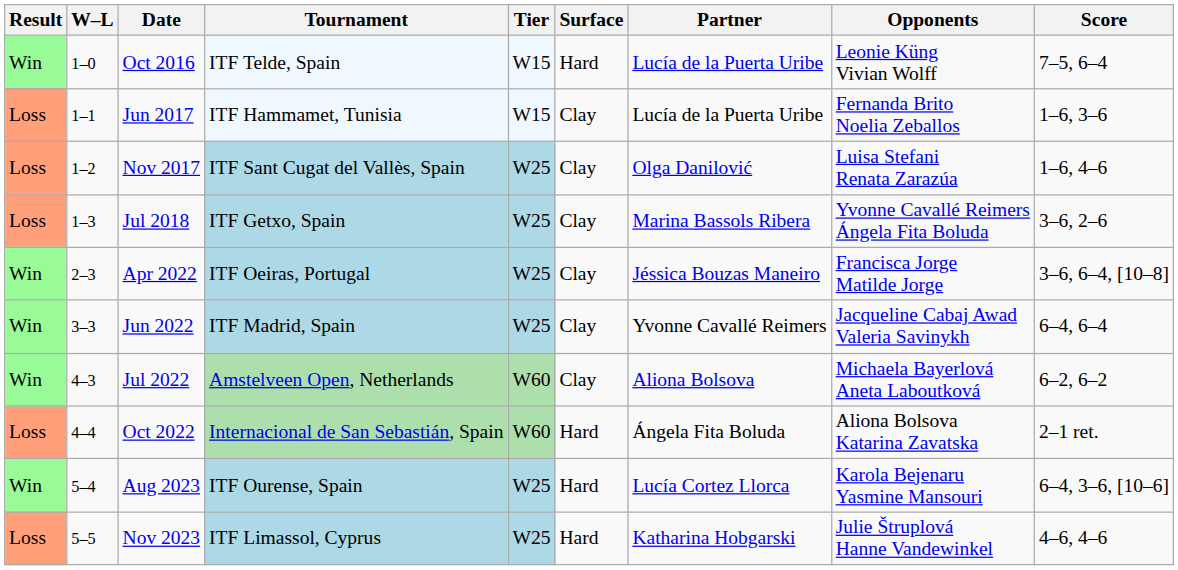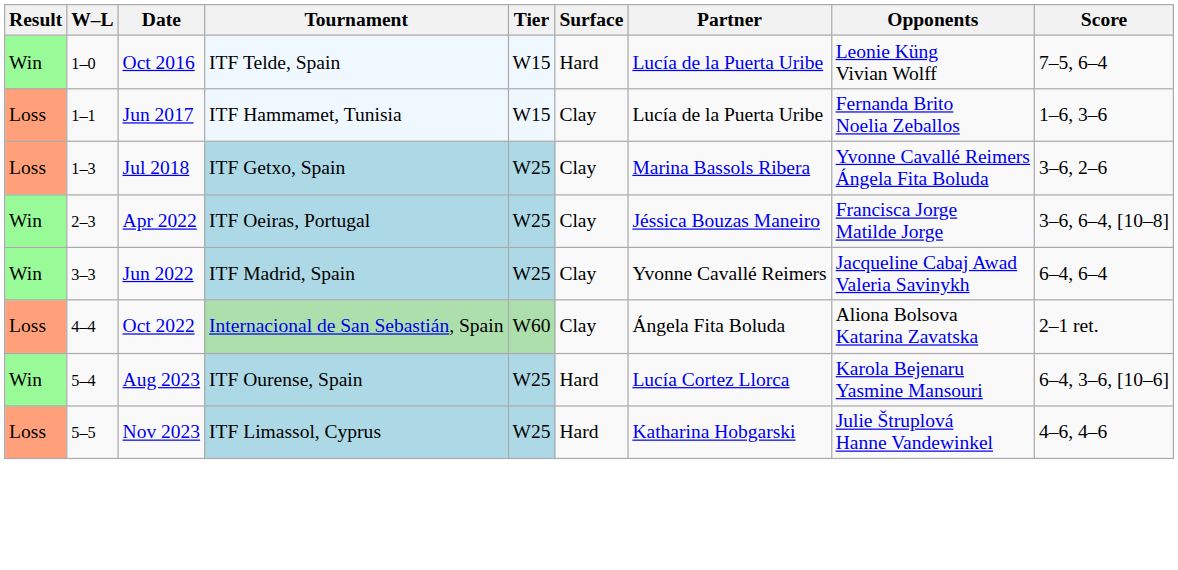- row: (161, 167)
- row: (156, 379)
(579, 432) Hard -> (578, 326) Clay
